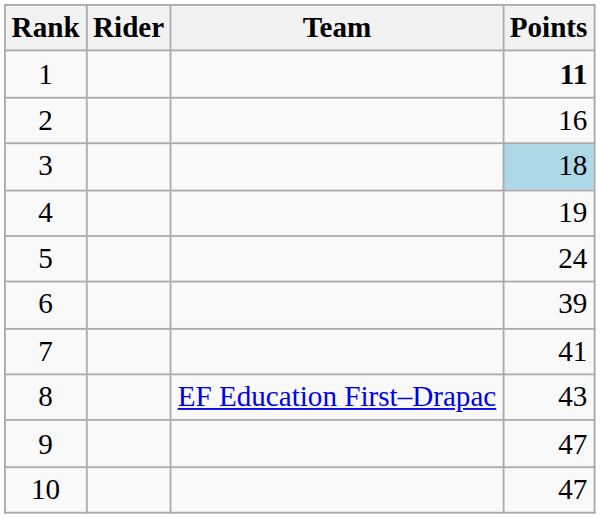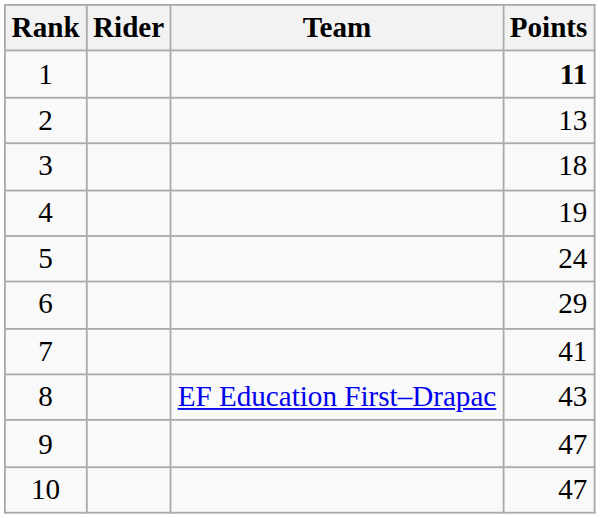(573, 119) 16 -> (573, 119) 13
(573, 166) lightblue background -> (573, 166) no background
(573, 304) 39 -> (573, 304) 29
